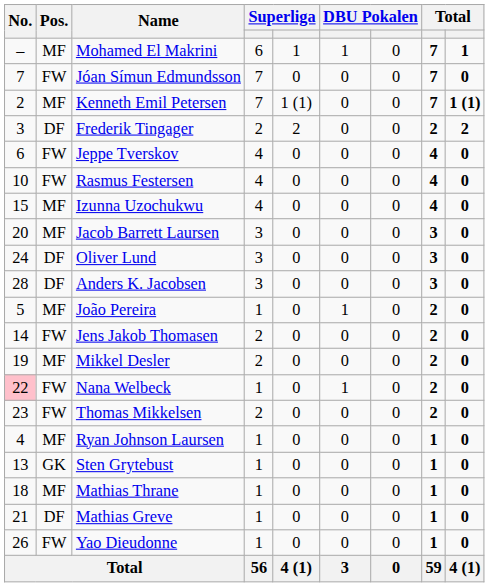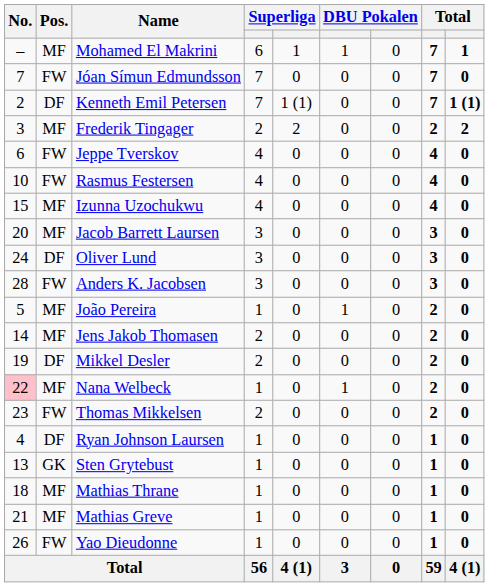(54, 102) MF -> (54, 102) DF
(54, 128) DF -> (54, 128) MF
(54, 283) DF -> (54, 283) FW
(54, 335) FW -> (54, 335) MF
(54, 361) MF -> (54, 361) DF
(54, 387) FW -> (54, 387) MF
(54, 439) MF -> (54, 439) DF
(54, 516) DF -> (54, 516) MF
